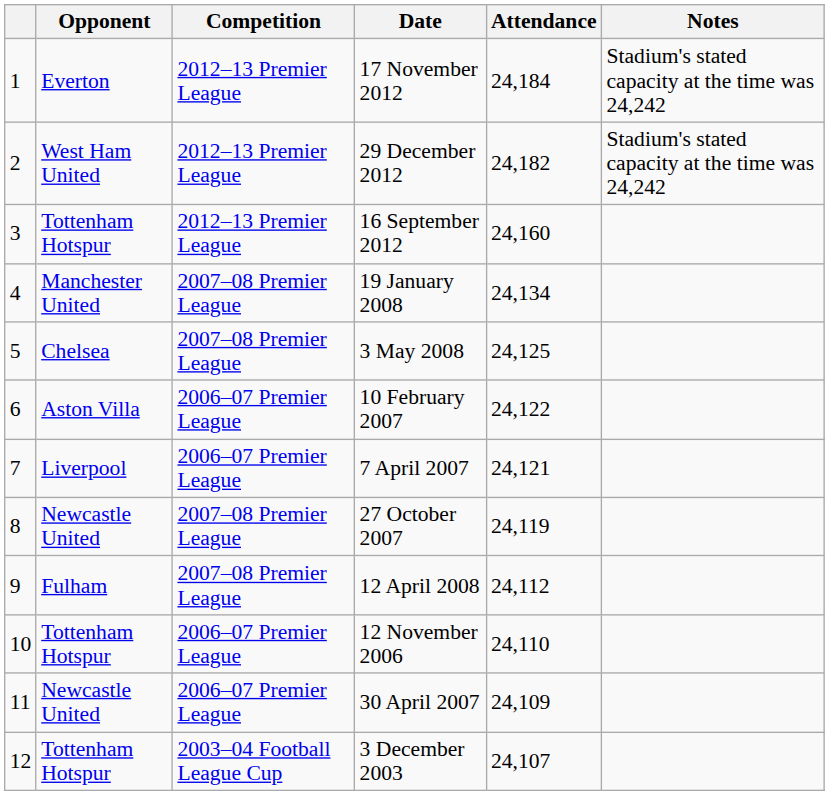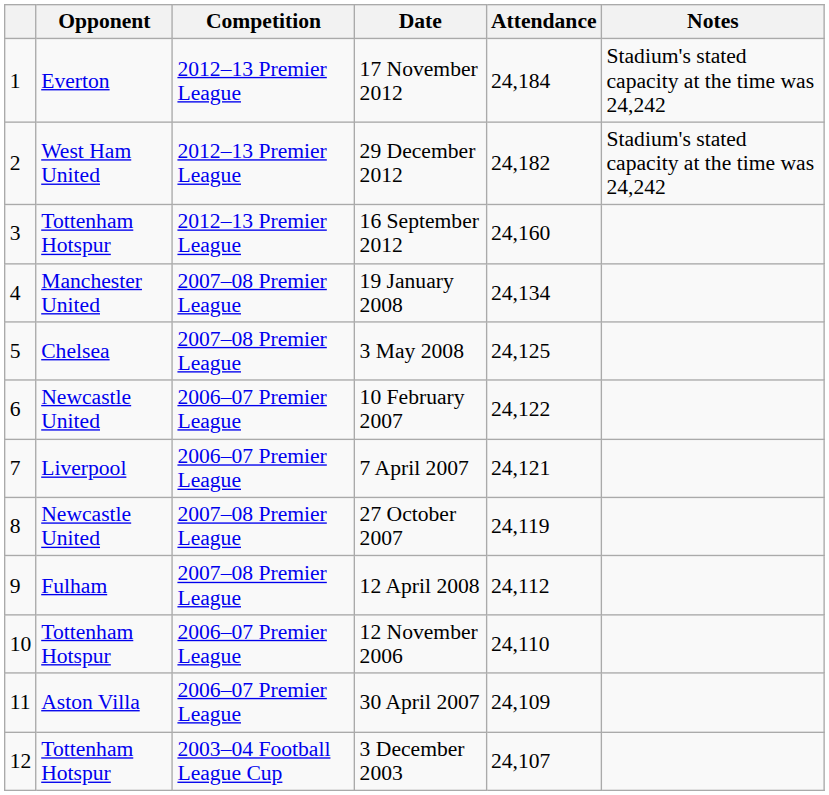(90, 409) Aston Villa -> (86, 409) Newcastle United
(86, 702) Newcastle United -> (90, 702) Aston Villa
